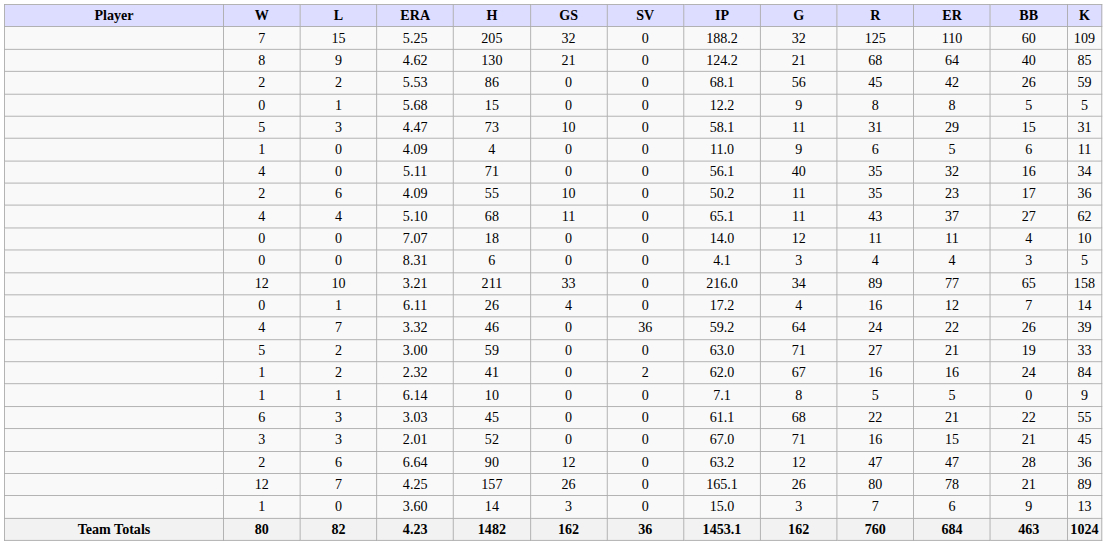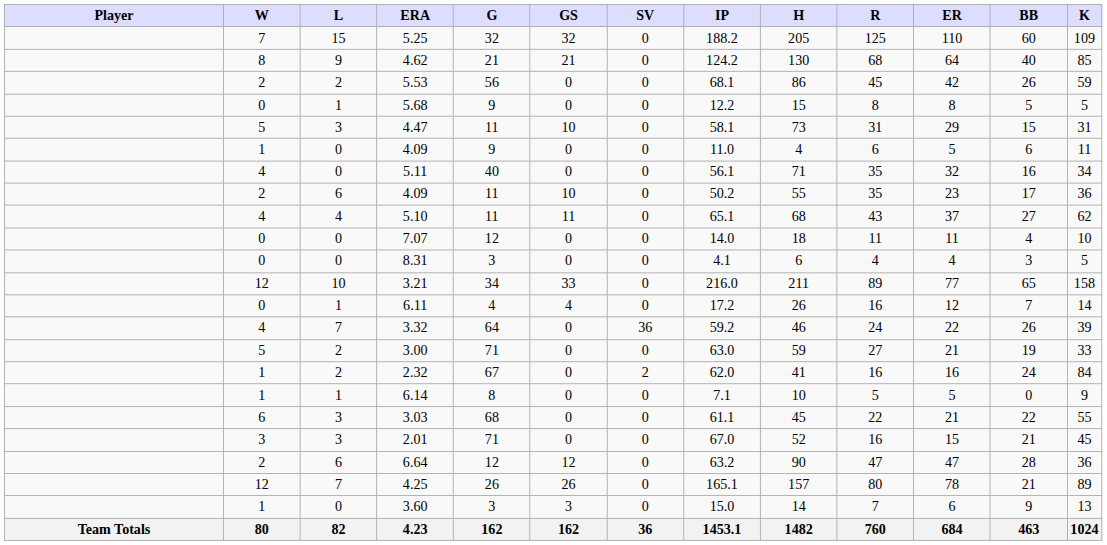columns swapped: (799, 15) <-> (492, 15)
